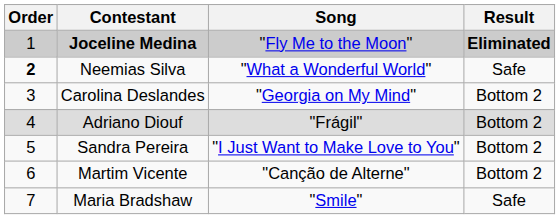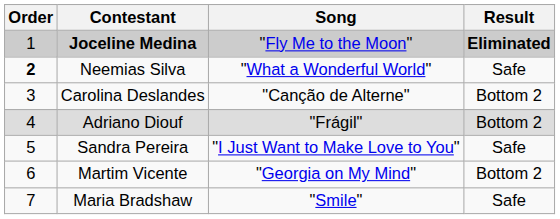(336, 95) "Georgia on My Mind" -> (336, 95) "Canção de Alterne"
(509, 148) Bottom 2 -> (509, 148) Safe
(336, 174) "Canção de Alterne" -> (336, 174) "Georgia on My Mind"
